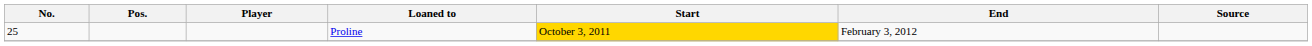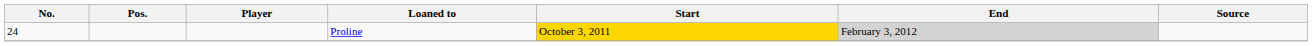(12, 32) 25 -> (12, 32) 24
(879, 32) no background -> (879, 32) lightgrey background
